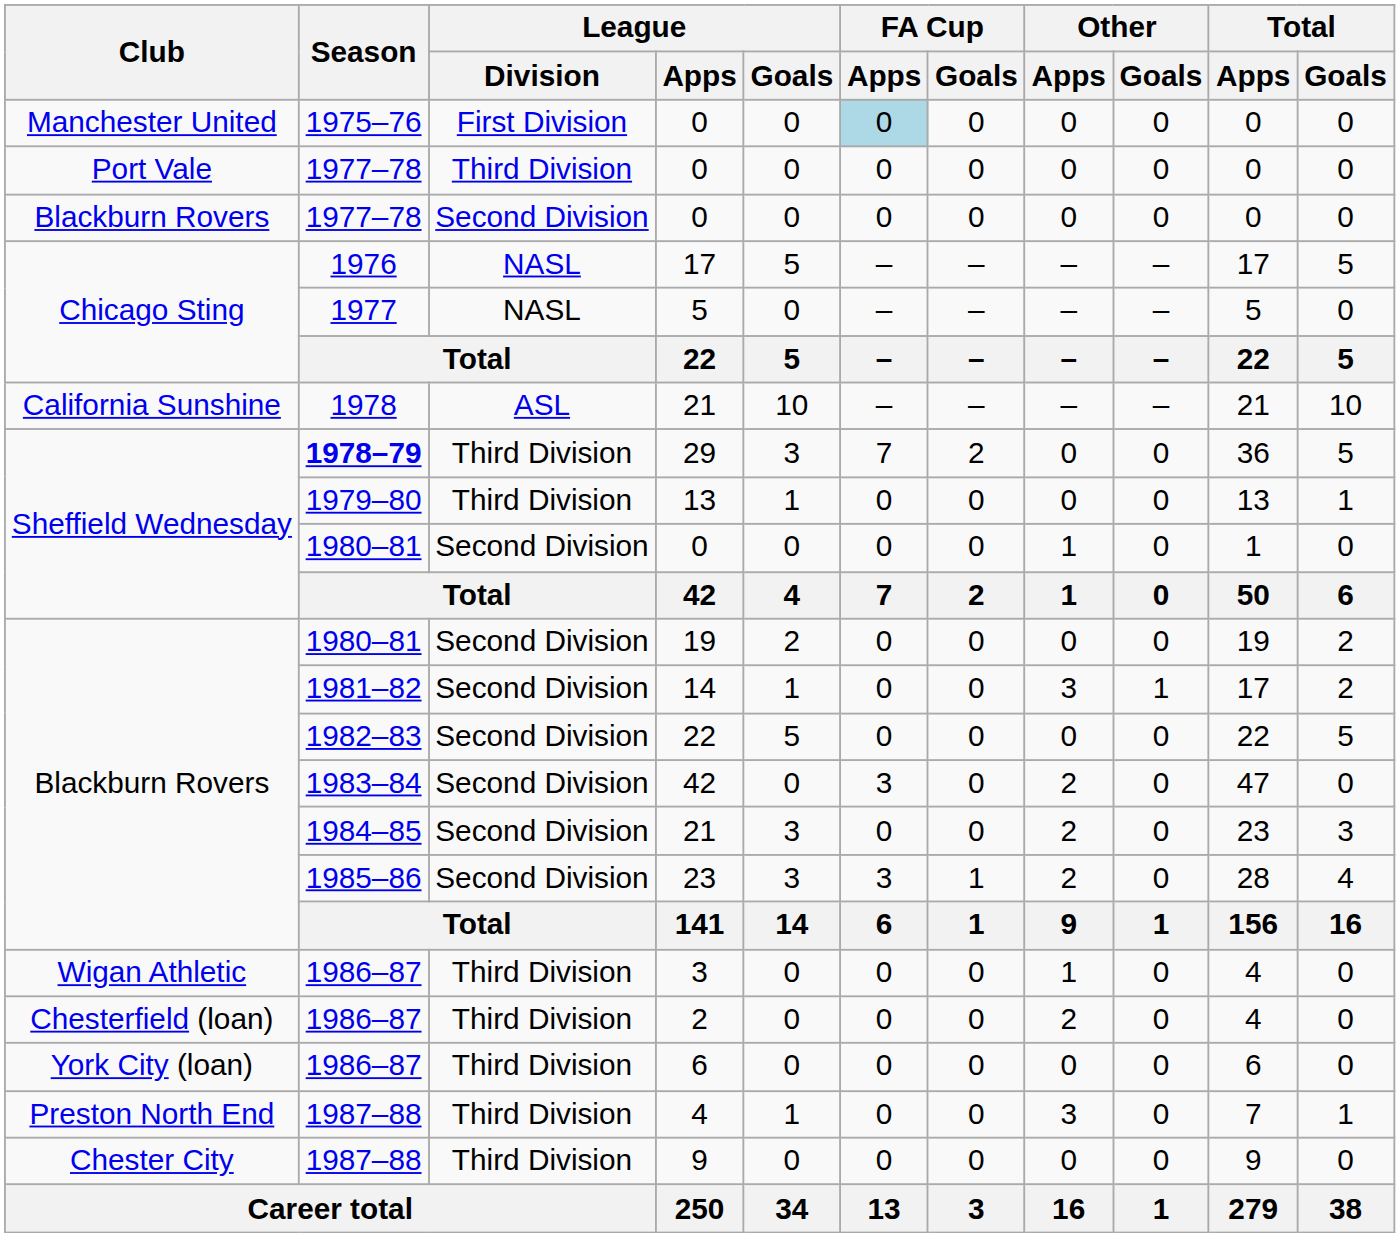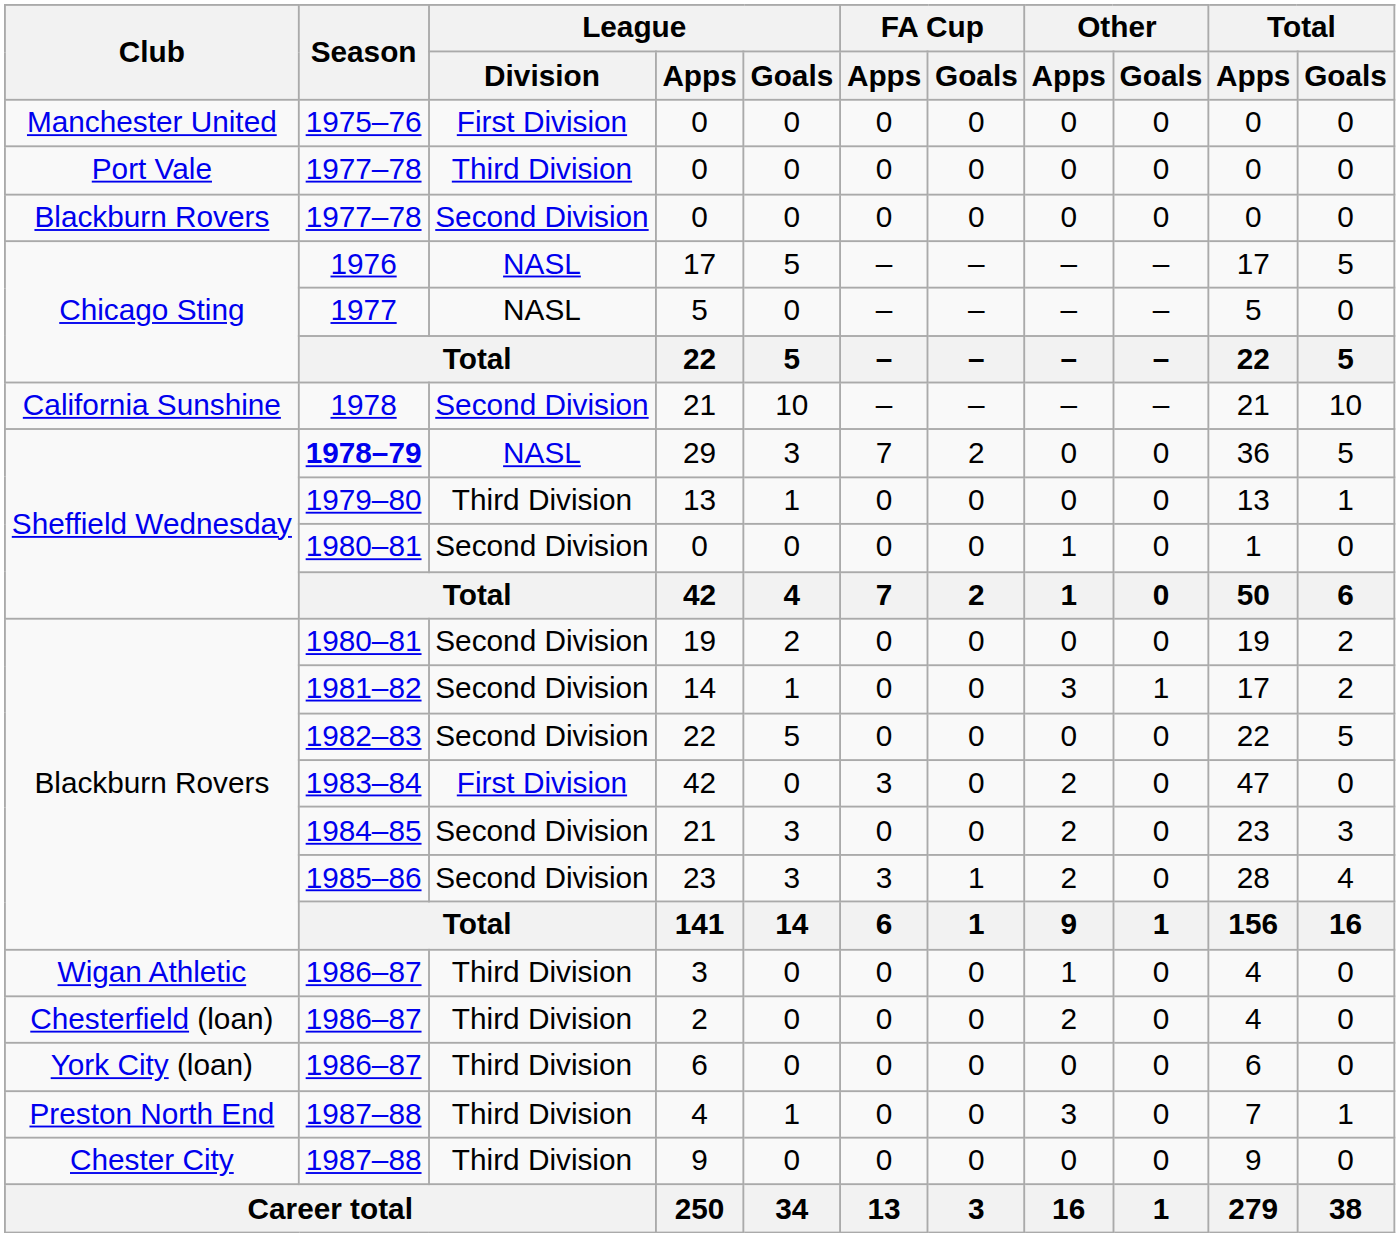(884, 122) lightblue background -> (884, 122) no background
(542, 405) ASL -> (542, 405) Second Division
(542, 452) Third Division -> (542, 452) NASL
(542, 783) Second Division -> (542, 783) First Division
